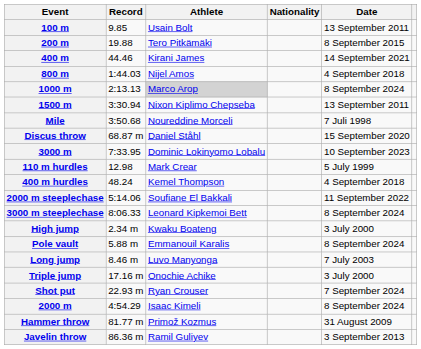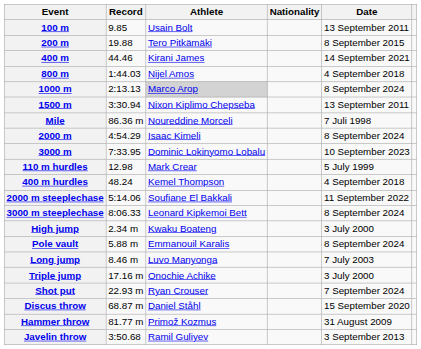(124, 120) 3:50.68 -> (126, 120) 86.36 m
rows swapped: (55, 306) <-> (55, 136)
(126, 337) 86.36 m -> (124, 337) 3:50.68
